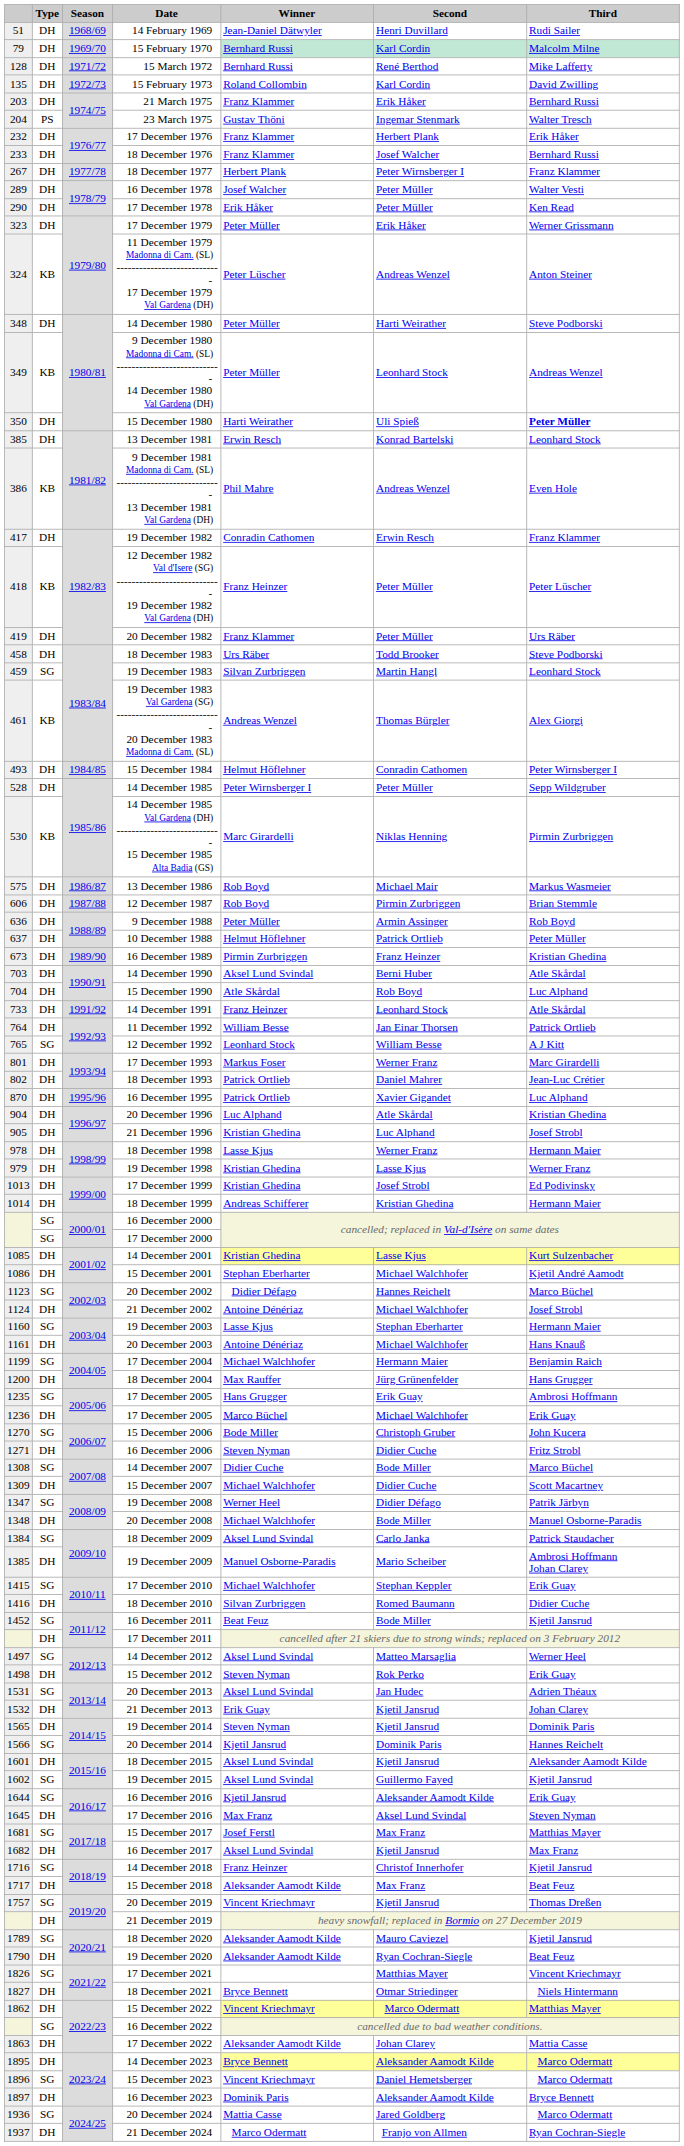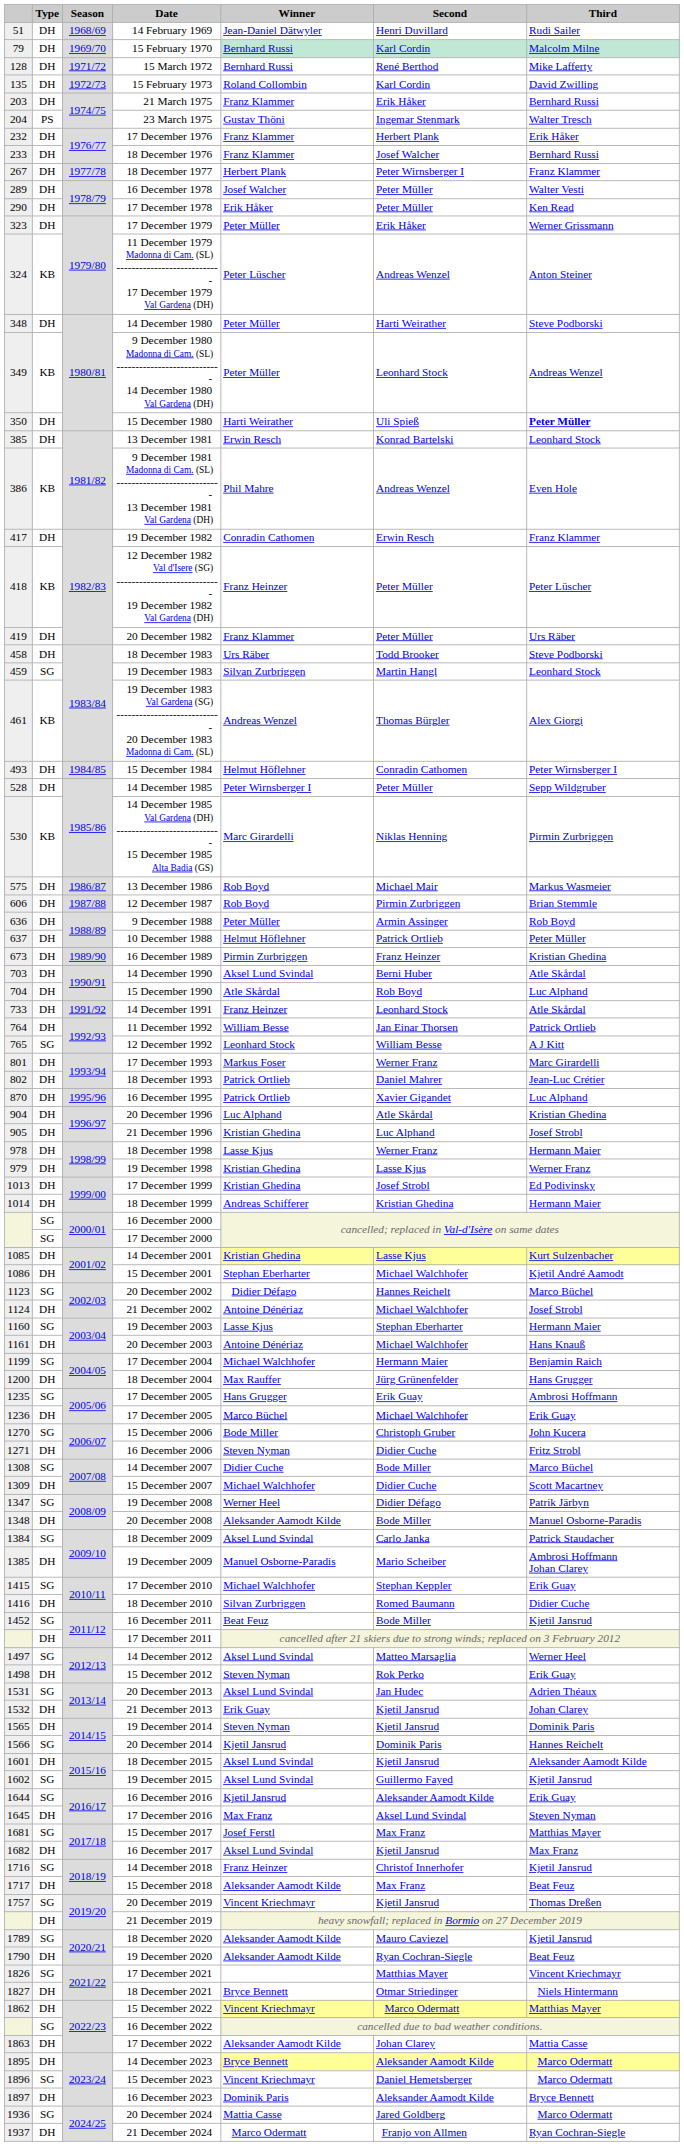(269, 1520) Michael Walchhofer -> (282, 1520) Aleksander Aamodt Kilde
